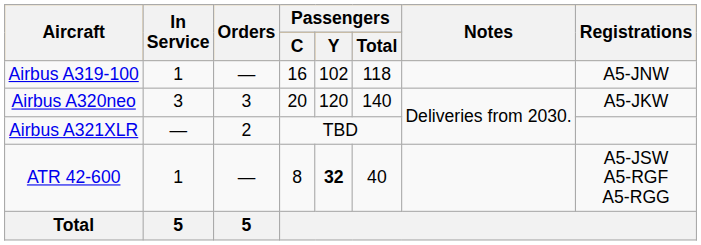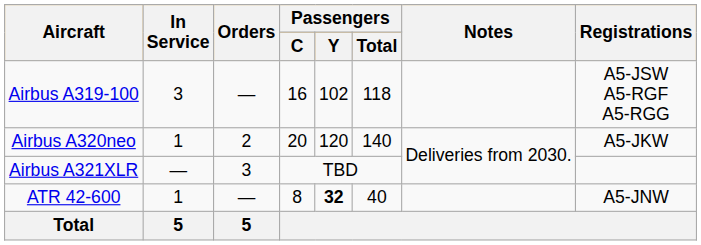(178, 74) 1 -> (178, 94) 3
(636, 74) A5-JNW -> (636, 94) A5-JSW A5-RGF A5-RGG
(178, 102) 3 -> (178, 141) 1
(246, 102) 3 -> (246, 141) 2
(246, 130) 2 -> (246, 169) 3
(636, 177) A5-JSW A5-RGF A5-RGG -> (636, 197) A5-JNW
